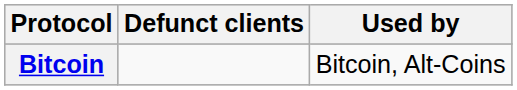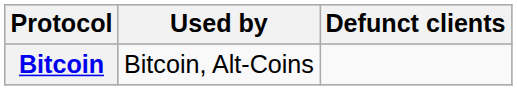columns swapped: (411, 24) <-> (214, 24)
